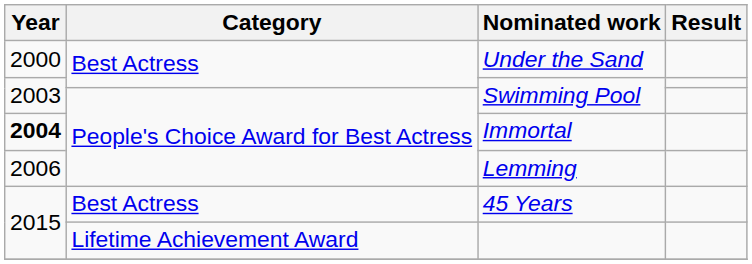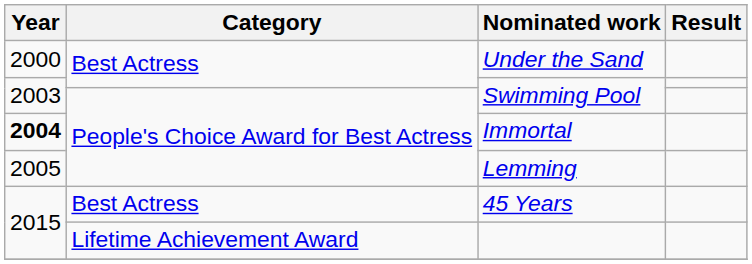(35, 167) 2006 -> (35, 167) 2005
